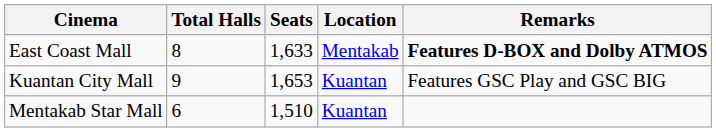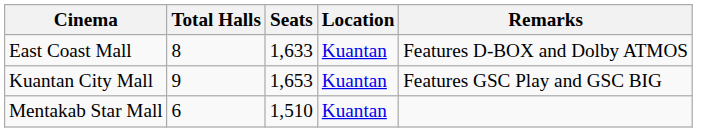(360, 50) Mentakab -> (354, 50) Kuantan
(557, 50) bold -> (546, 50) normal
